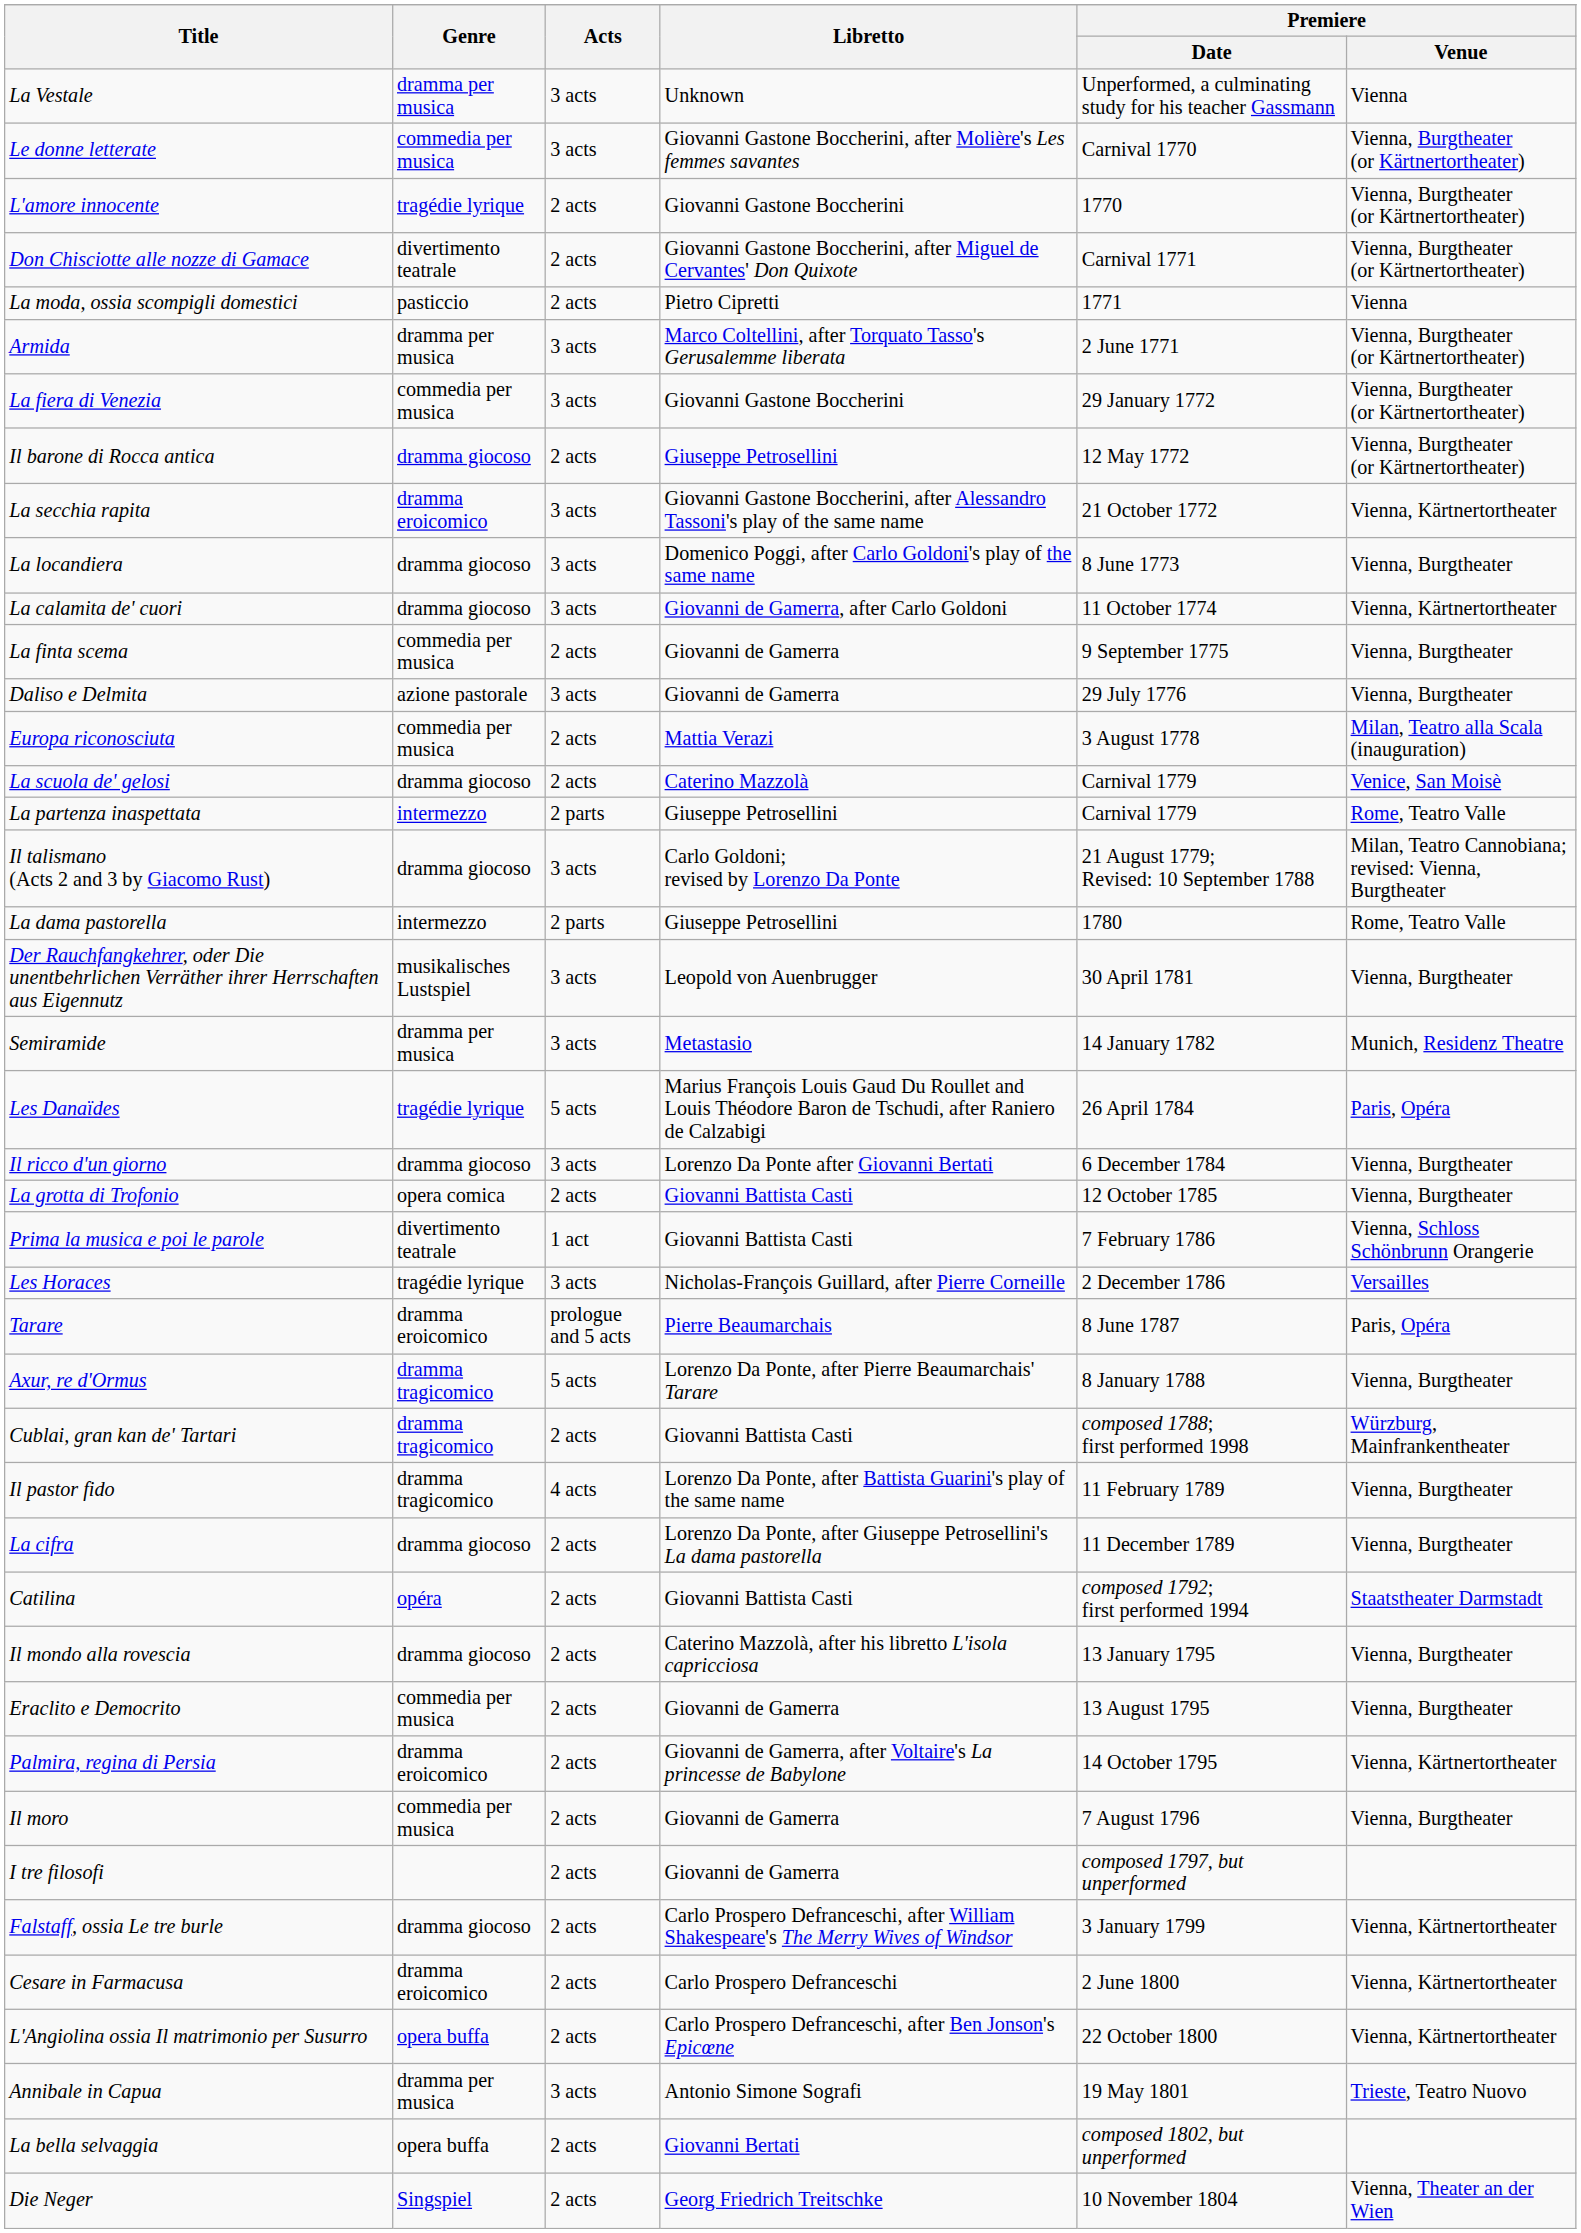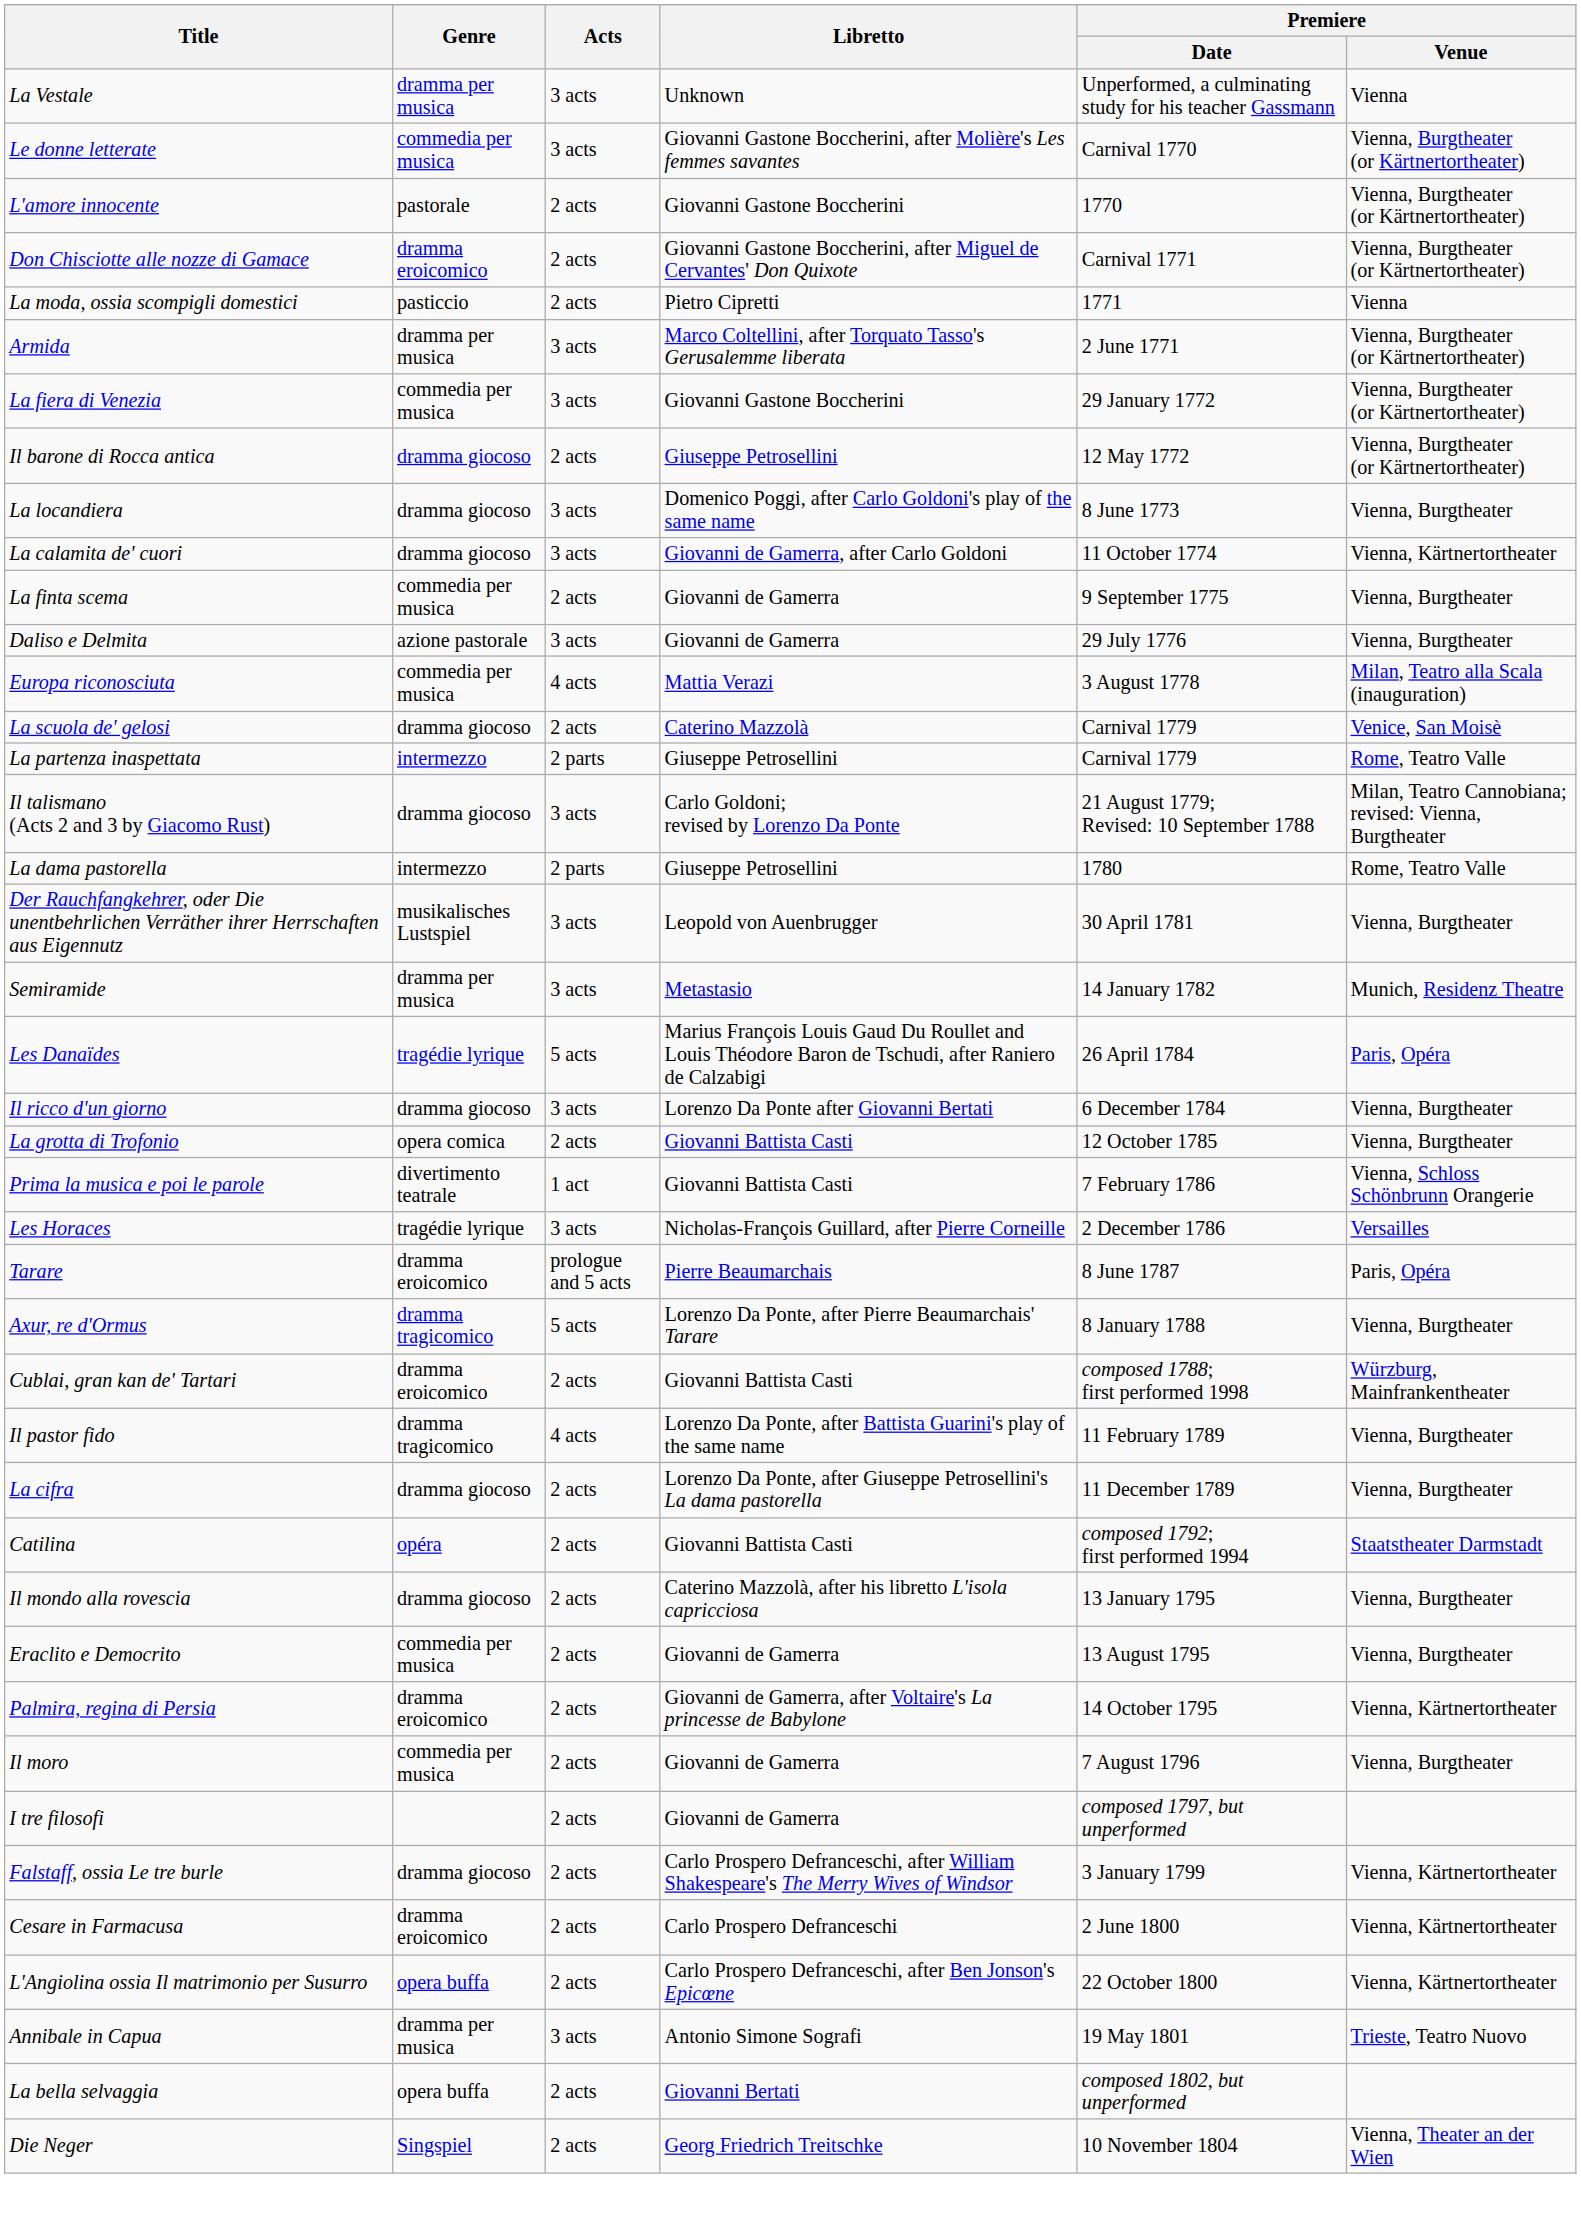(461, 205) tragédie lyrique -> (433, 205) pastorale
(449, 259) divertimento teatrale -> (442, 259) dramma eroicomico
- row: (80, 510)
(573, 738) 2 acts -> (573, 683) 4 acts
(445, 1435) dramma tragicomico -> (442, 1380) dramma eroicomico
